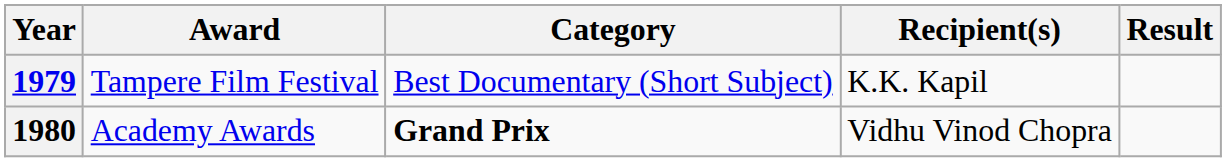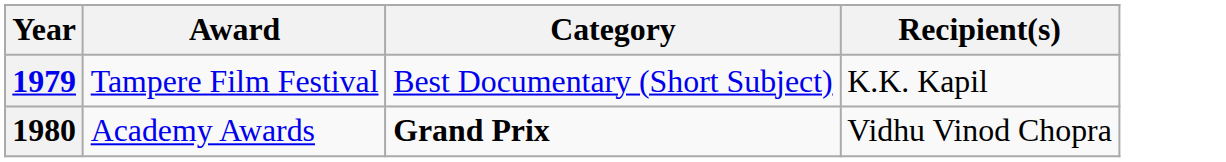- column: (1170, 29)
